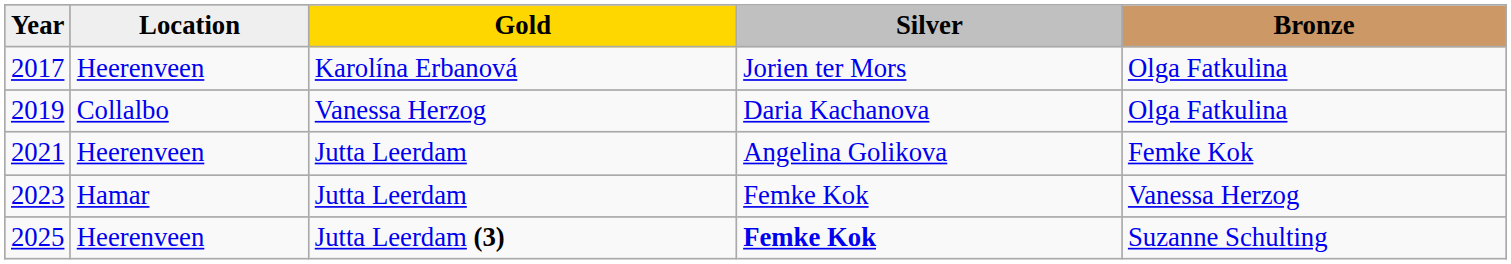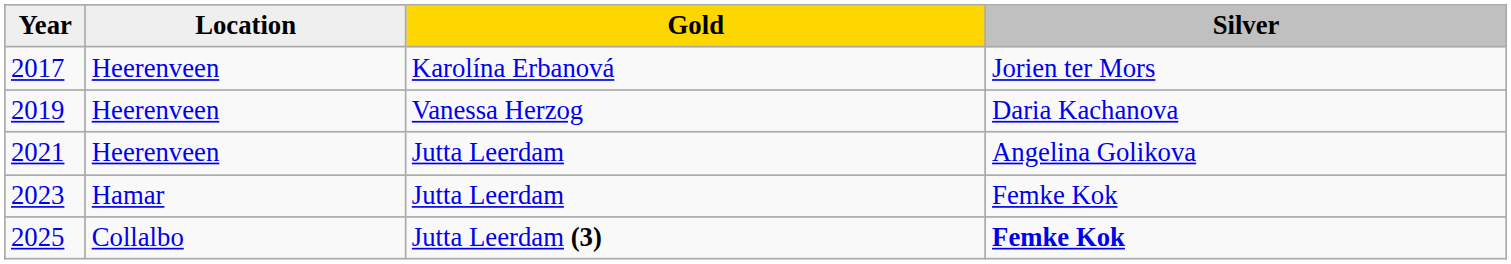- column: (1314, 25)
(123, 110) Collalbo -> (156, 110) Heerenveen
(141, 237) Heerenveen -> (138, 237) Collalbo
